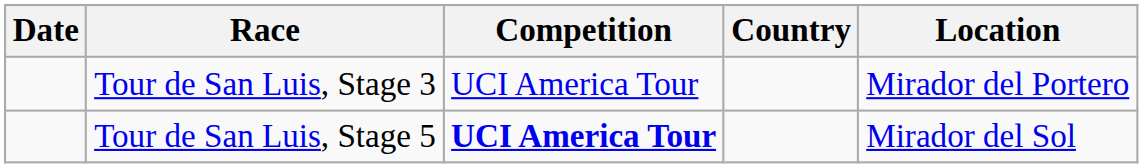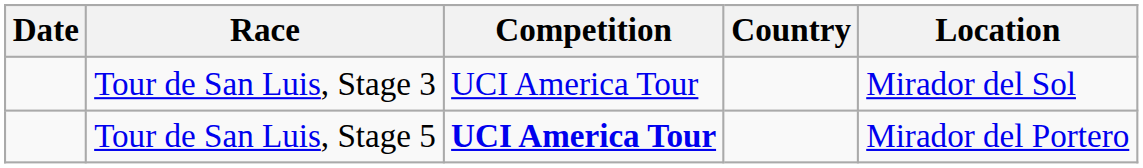(998, 83) Mirador del Portero -> (971, 83) Mirador del Sol
(971, 135) Mirador del Sol -> (998, 135) Mirador del Portero
